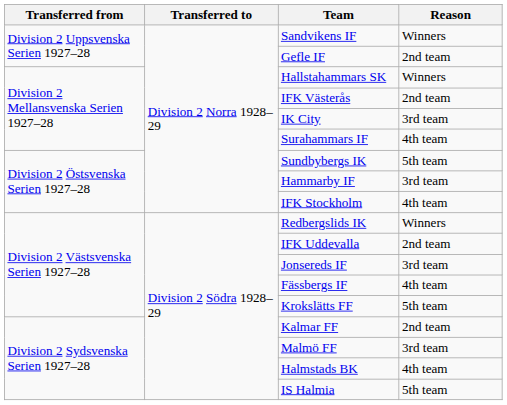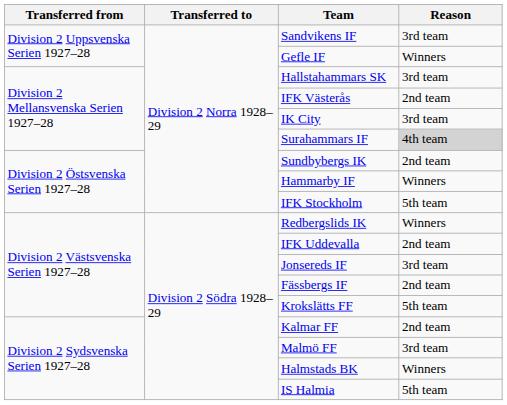(424, 35) Winners -> (425, 35) 3rd team
(426, 56) 2nd team -> (424, 56) Winners
(424, 77) Winners -> (425, 77) 3rd team
(425, 139) no background -> (425, 139) lightgrey background
(425, 160) 5th team -> (426, 160) 2nd team
(425, 181) 3rd team -> (424, 181) Winners
(425, 202) 4th team -> (425, 202) 5th team
(425, 285) 4th team -> (426, 285) 2nd team
(425, 368) 4th team -> (424, 368) Winners
